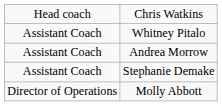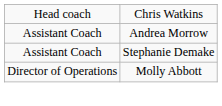- row: (169, 33)
